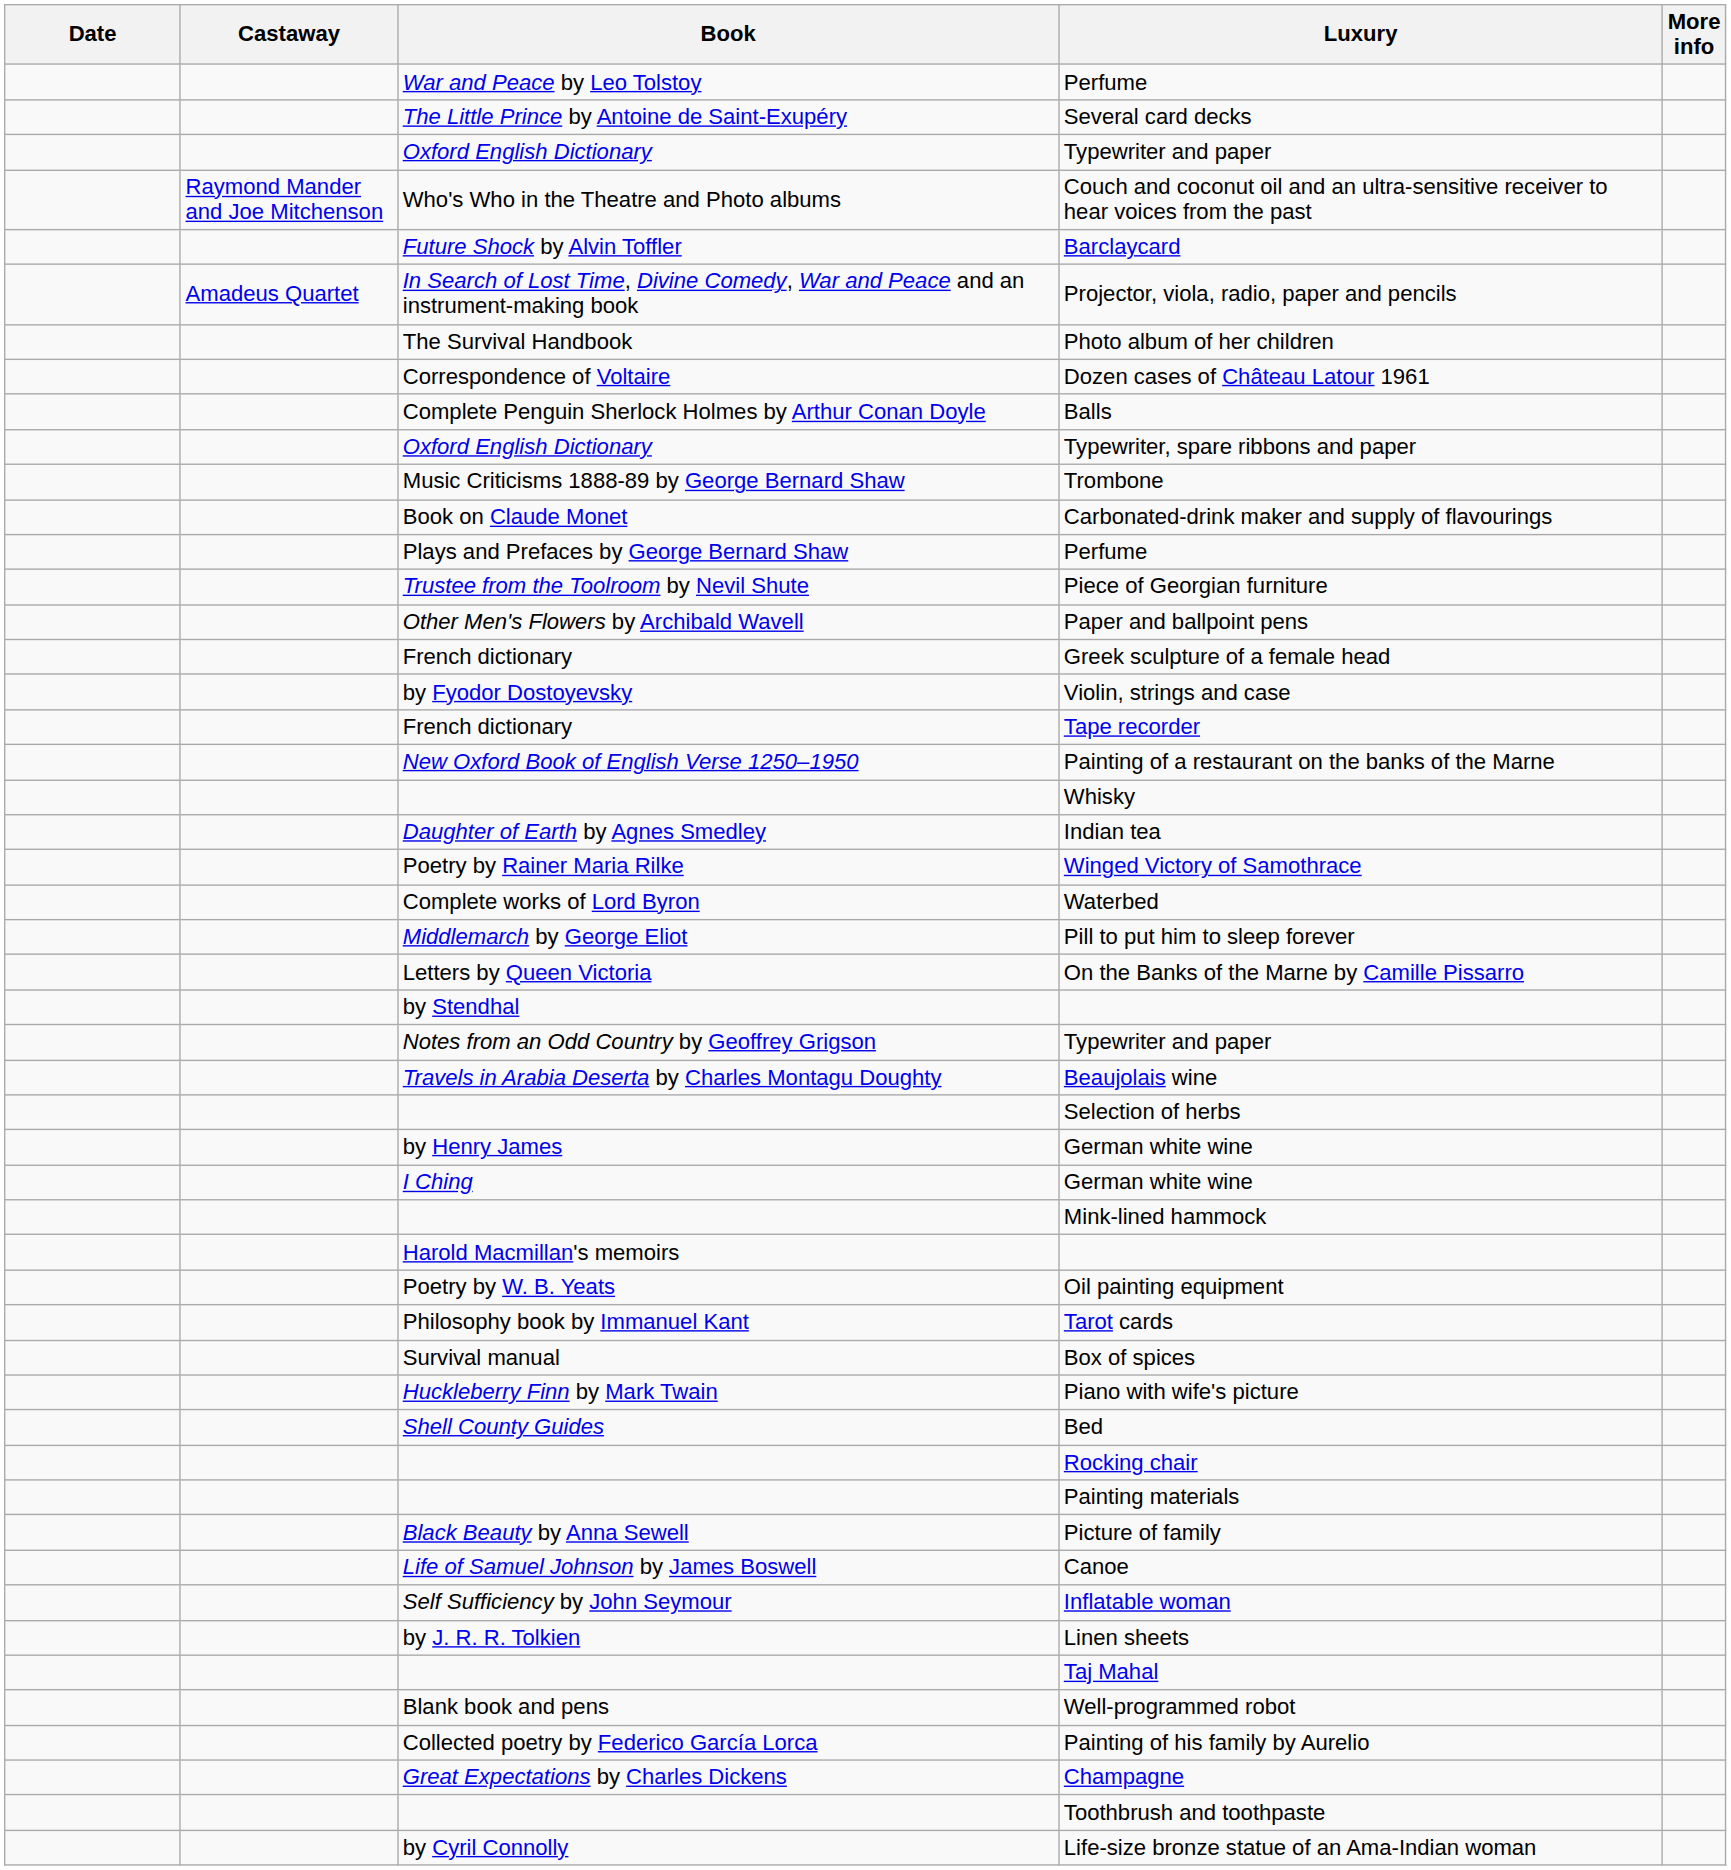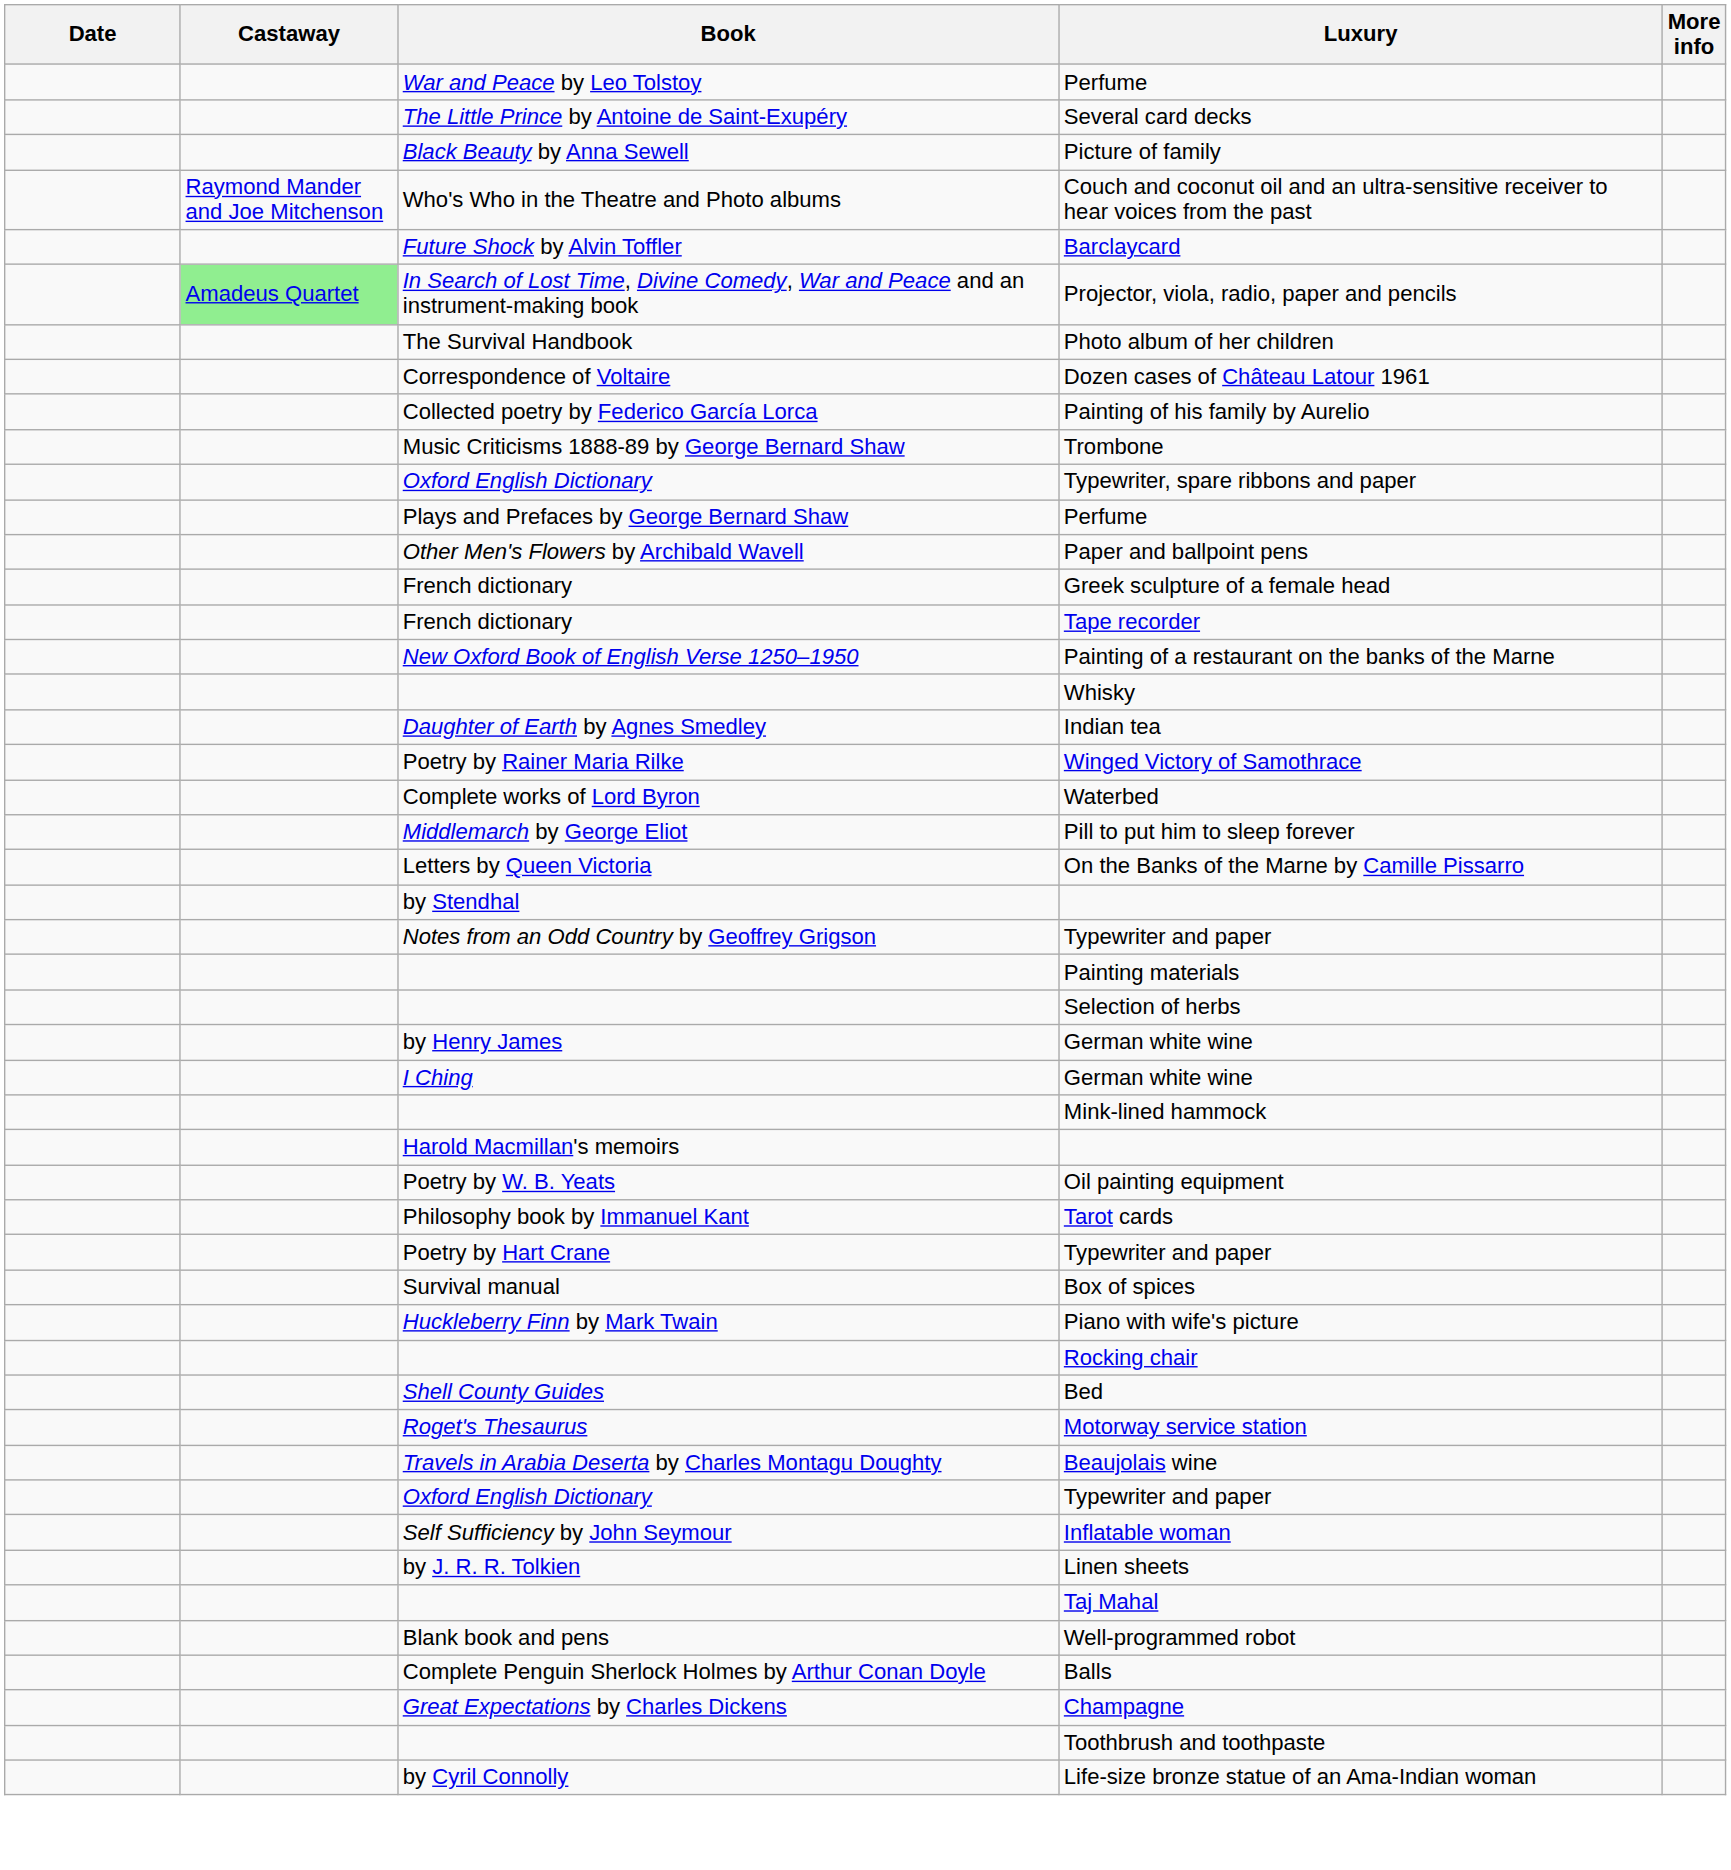rows swapped: (527, 151) <-> (546, 1532)
(272, 294) no background -> (272, 294) lightgreen background
rows swapped: (610, 1742) <-> (694, 411)
rows swapped: (654, 481) <-> (527, 446)
- row: (515, 516)
- row: (606, 586)
- row: (517, 691)
rows swapped: (728, 1497) <-> (672, 1077)
+ row: (506, 1252)
rows swapped: (503, 1427) <-> (728, 1462)
+ row: (495, 1427)
- row: (610, 1567)
